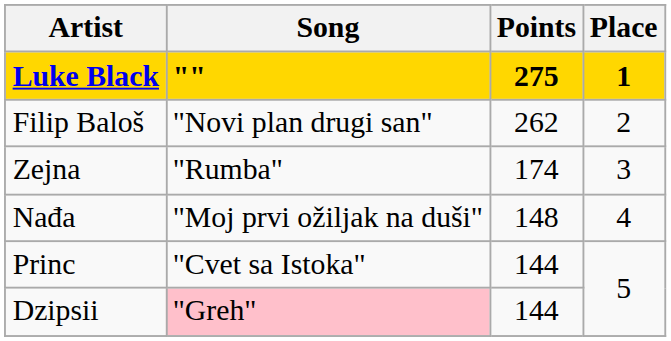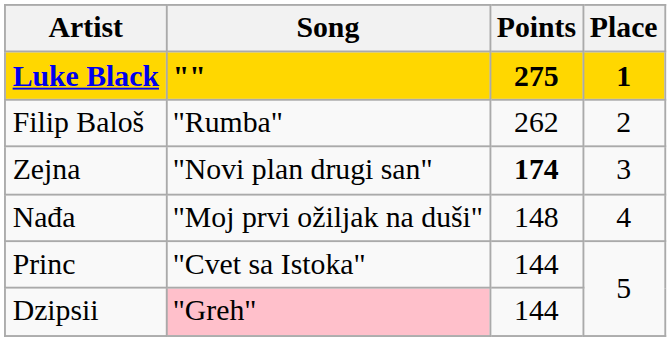(303, 122) "Novi plan drugi san" -> (228, 122) "Rumba"
(228, 169) "Rumba" -> (303, 169) "Novi plan drugi san"
(536, 169) normal -> (536, 169) bold
